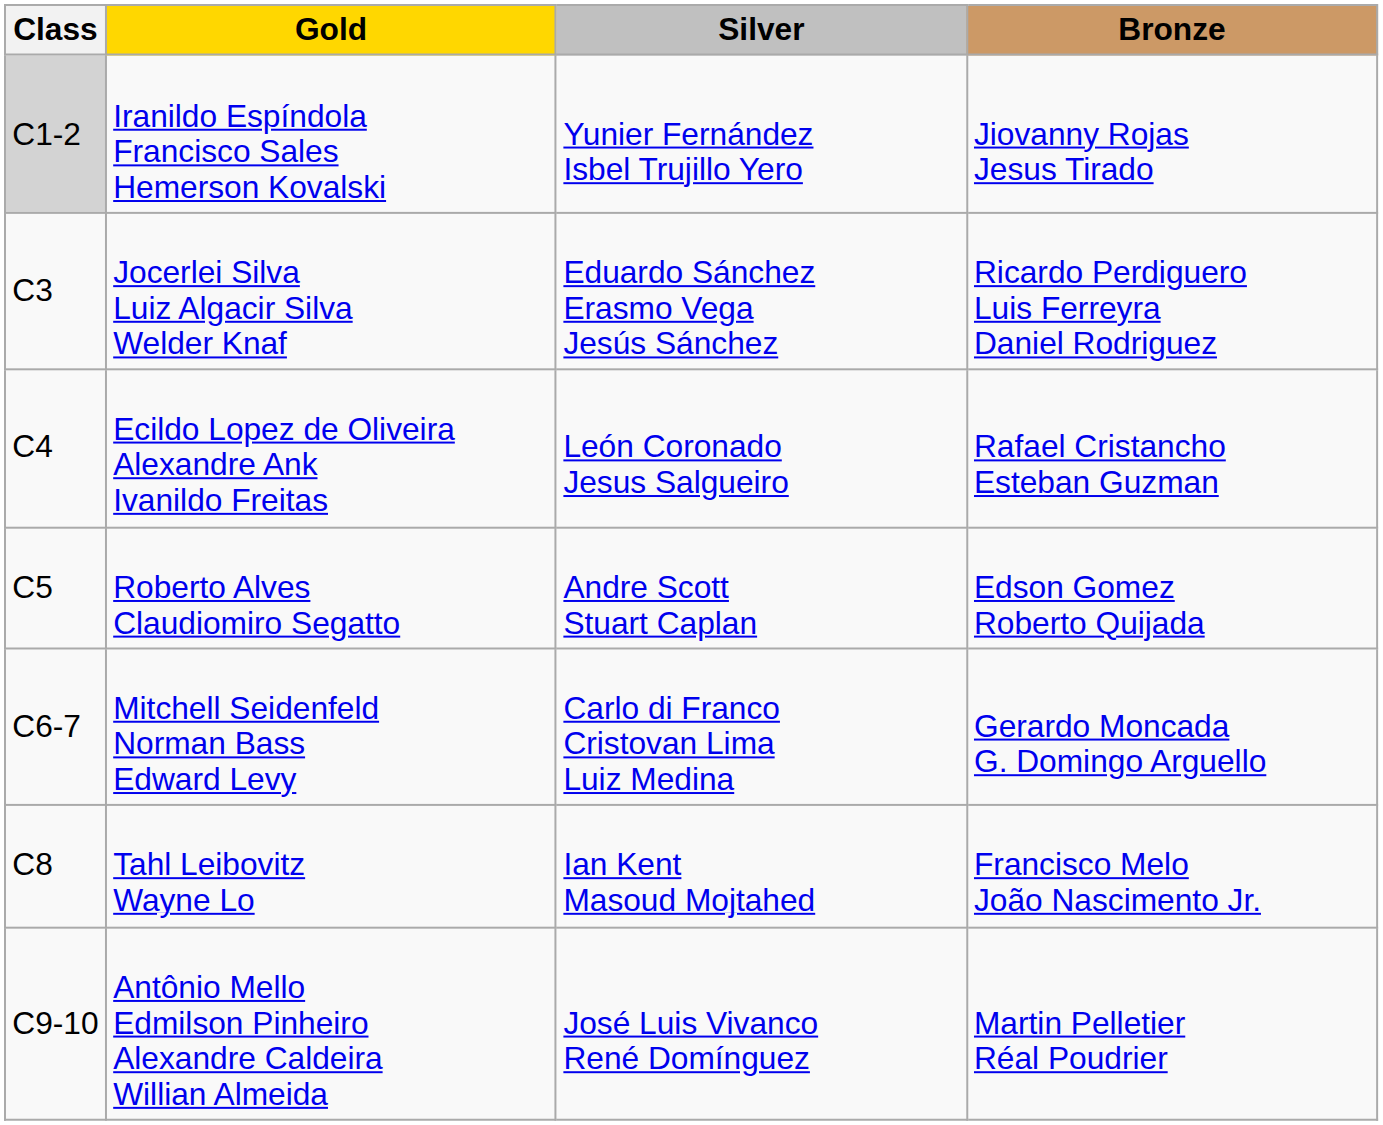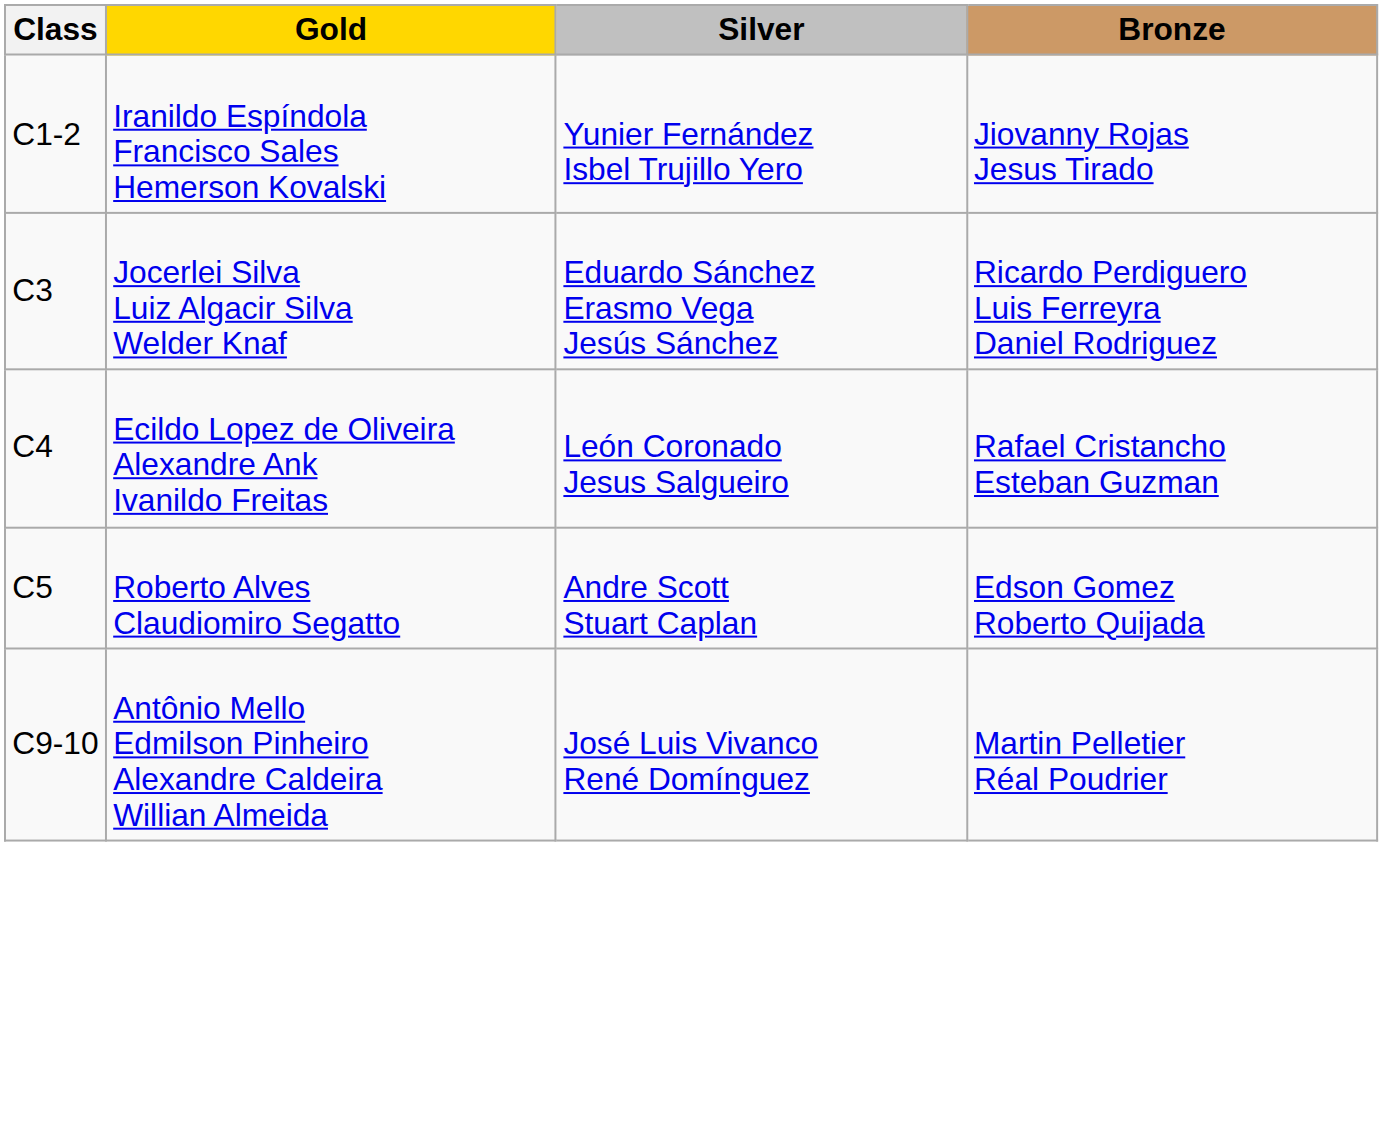(47, 133) lightgrey background -> (47, 133) no background
- row: (246, 744)
- row: (209, 883)
